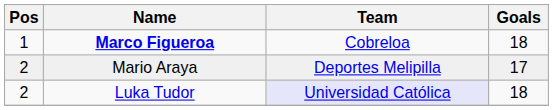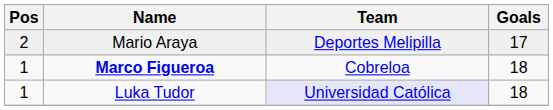rows swapped: (155, 43) <-> (155, 68)
(24, 93) 2 -> (24, 93) 1
